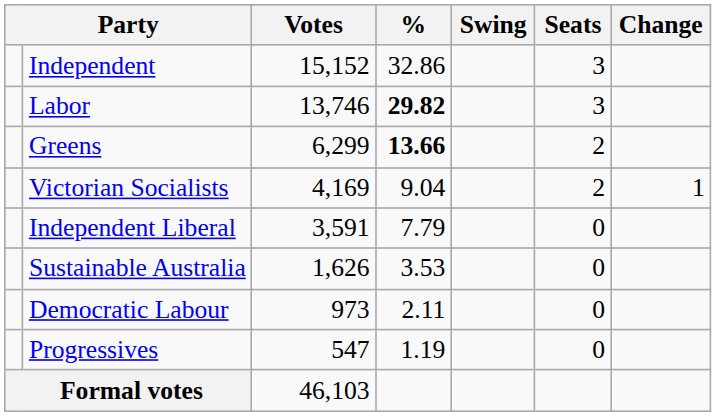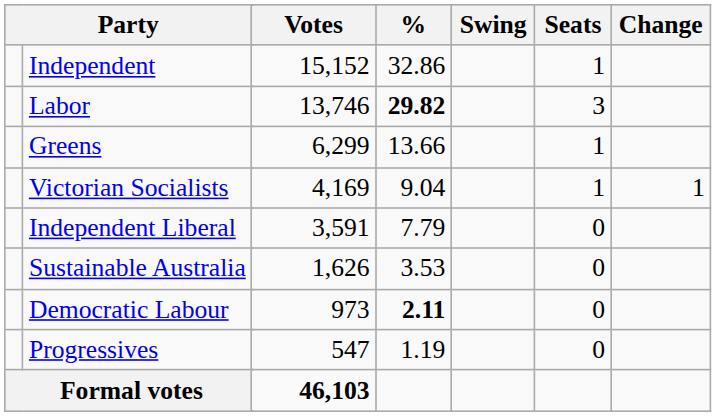(599, 65) 3 -> (599, 65) 1
(417, 146) bold -> (417, 146) normal
(599, 146) 2 -> (599, 146) 1
(599, 187) 2 -> (599, 187) 1
(423, 308) normal -> (424, 308) bold
(334, 390) normal -> (334, 390) bold
